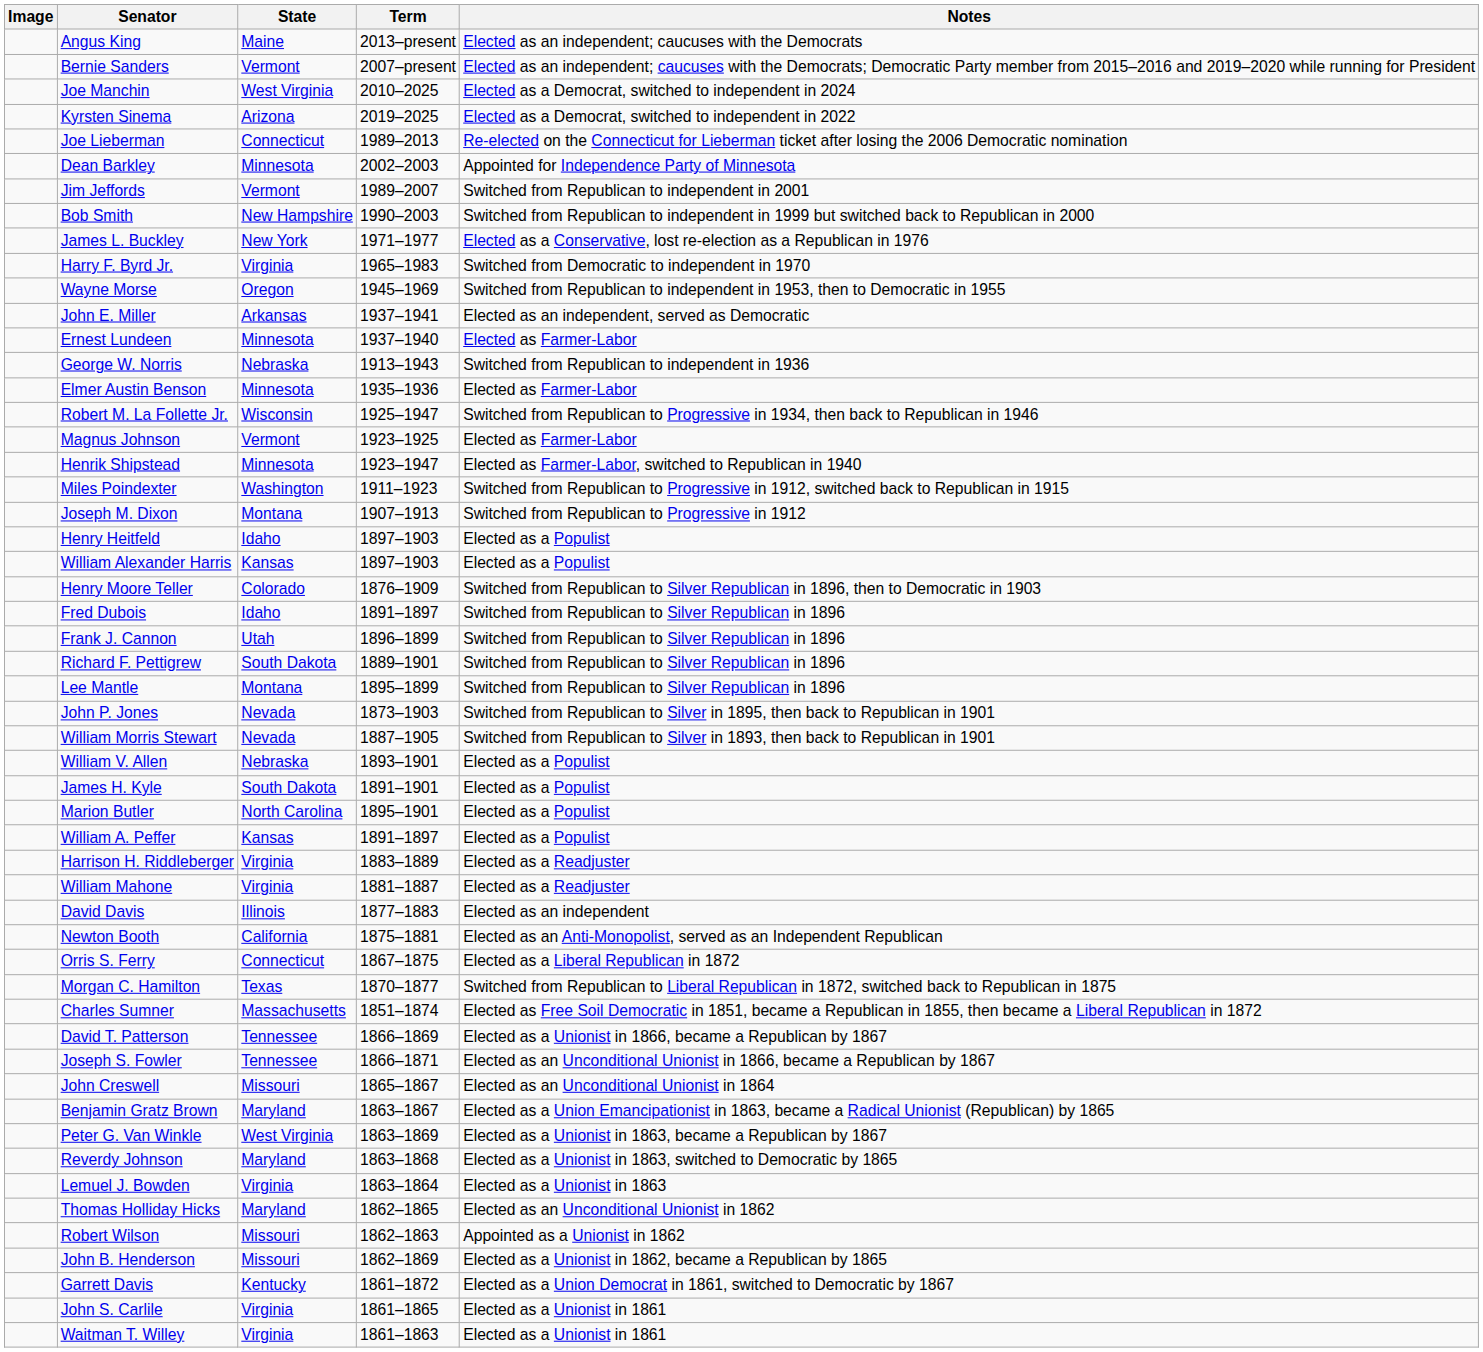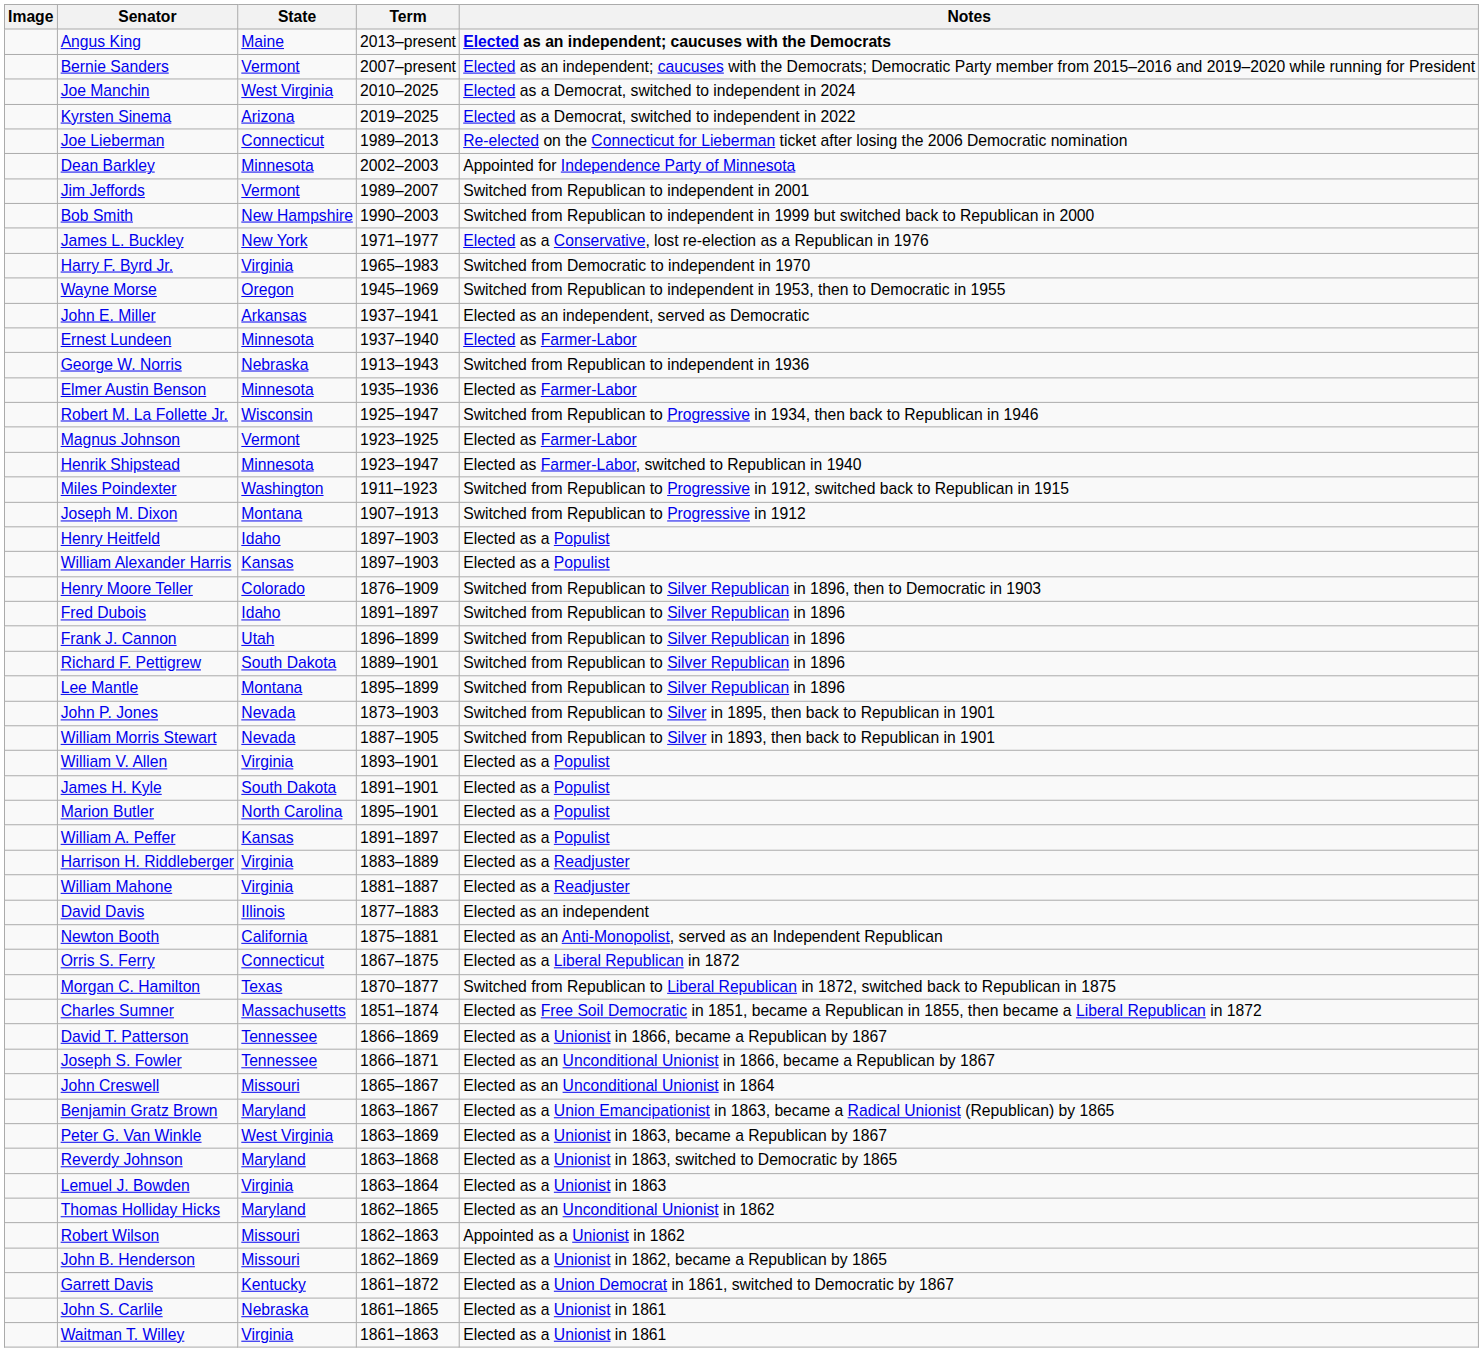(663, 41) normal -> (677, 41) bold
(275, 762) Nebraska -> (267, 762) Virginia
(267, 1310) Virginia -> (275, 1310) Nebraska
